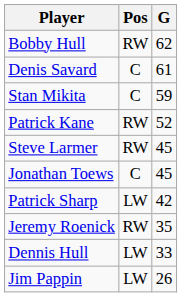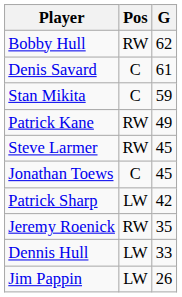(164, 122) 52 -> (164, 122) 49
